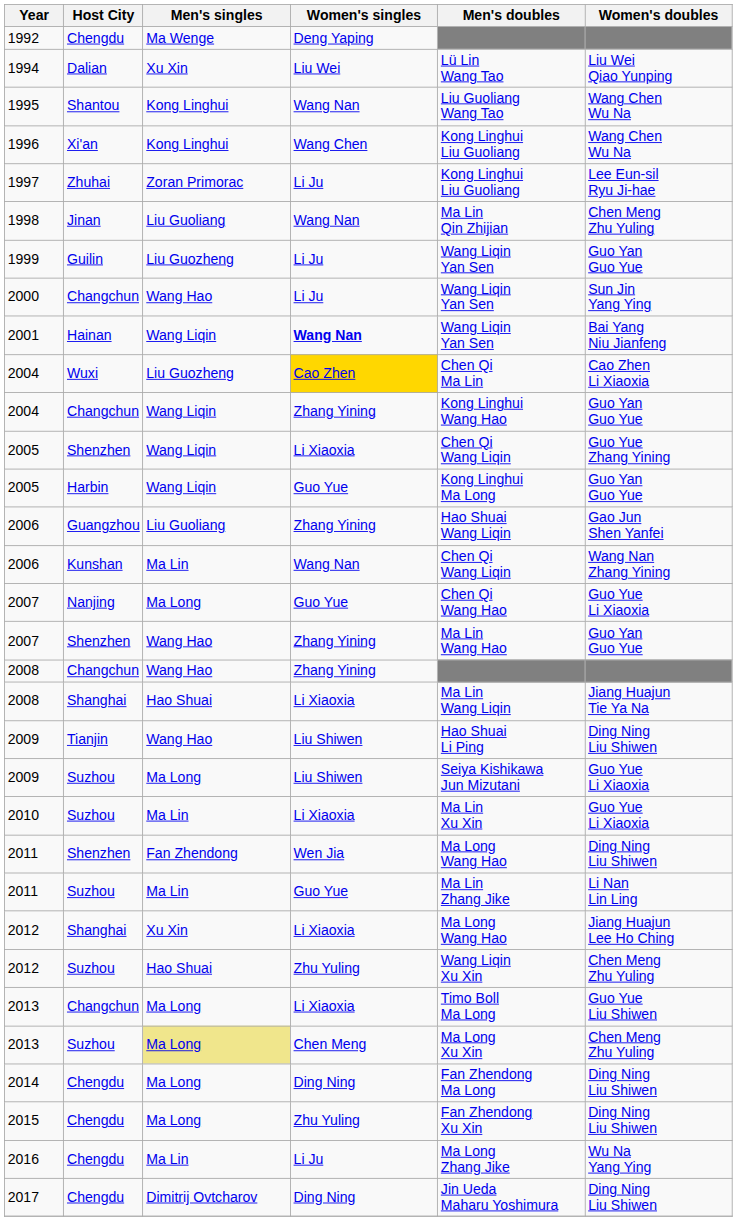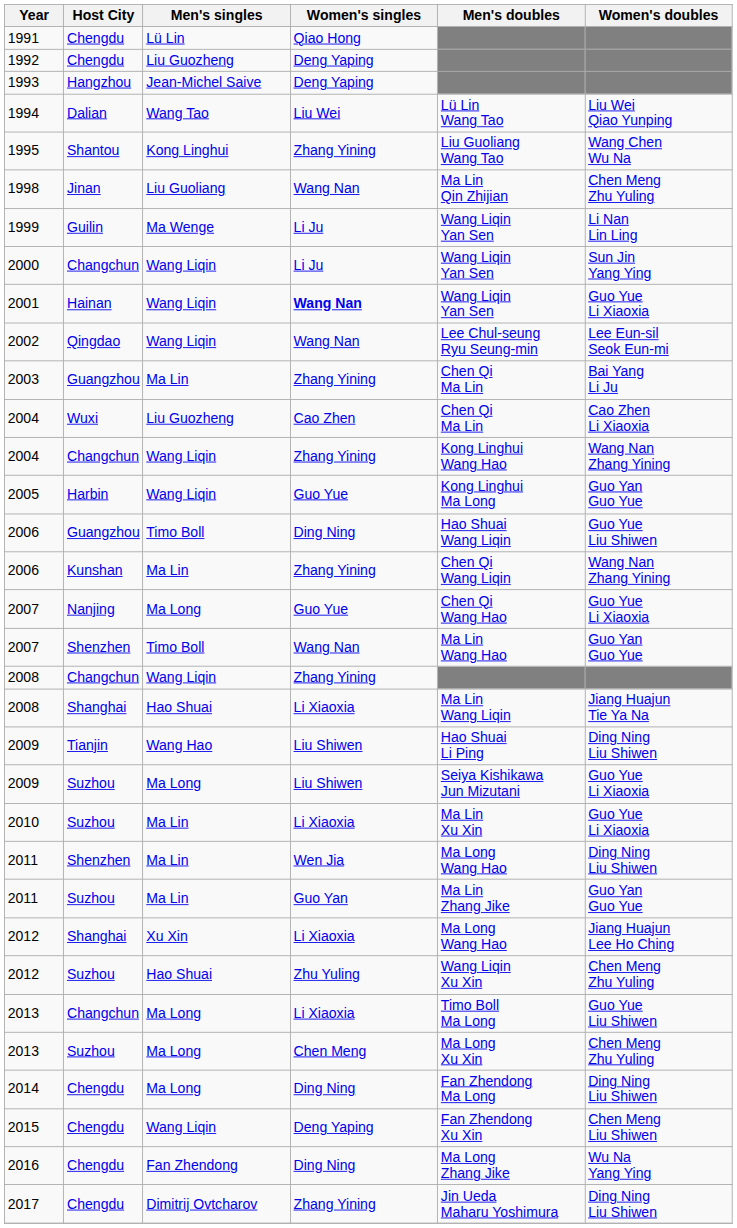+ row: (23, 37)
(180, 37) Ma Wenge -> (190, 60) Liu Guozheng
+ row: (23, 82)
(167, 68) Xu Xin -> (178, 112) Wang Tao
(327, 106) Wang Nan -> (335, 151) Zhang Yining
- row: (23, 144)
- row: (23, 182)
(190, 259) Liu Guozheng -> (180, 227) Ma Wenge
(615, 259) Guo Yan Guo Yue -> (613, 227) Li Nan Lin Ling
(179, 297) Wang Hao -> (181, 265) Wang Liqin
(627, 335) Bai Yang Niu Jianfeng -> (619, 303) Guo Yue Li Xiaoxia
+ row: (23, 341)
+ row: (23, 380)
(324, 373) gold background -> (324, 418) no background
(615, 411) Guo Yan Guo Yue -> (629, 456) Wang Nan Zhang Yining
- row: (23, 449)
(186, 526) Liu Guoliang -> (175, 532) Timo Boll
(335, 526) Zhang Yining -> (324, 532) Ding Ning
(626, 526) Gao Jun Shen Yanfei -> (623, 532) Guo Yue Liu Shiwen
(327, 564) Wang Nan -> (335, 570) Zhang Yining
(179, 640) Wang Hao -> (175, 647) Timo Boll
(335, 640) Zhang Yining -> (327, 647) Wang Nan
(179, 671) Wang Hao -> (181, 677) Wang Liqin
(192, 853) Fan Zhendong -> (167, 860) Ma Lin
(321, 892) Guo Yue -> (321, 898) Guo Yan
(613, 892) Li Nan Lin Ling -> (615, 898) Guo Yan Guo Yue
(174, 1044) khaki background -> (174, 1051) no background
(174, 1121) Ma Long -> (181, 1127) Wang Liqin
(327, 1121) Zhu Yuling -> (334, 1127) Deng Yaping
(623, 1121) Ding Ning Liu Shiwen -> (625, 1127) Chen Meng Liu Shiwen
(167, 1159) Ma Lin -> (192, 1165) Fan Zhendong
(308, 1159) Li Ju -> (324, 1165) Ding Ning
(324, 1197) Ding Ning -> (335, 1203) Zhang Yining
